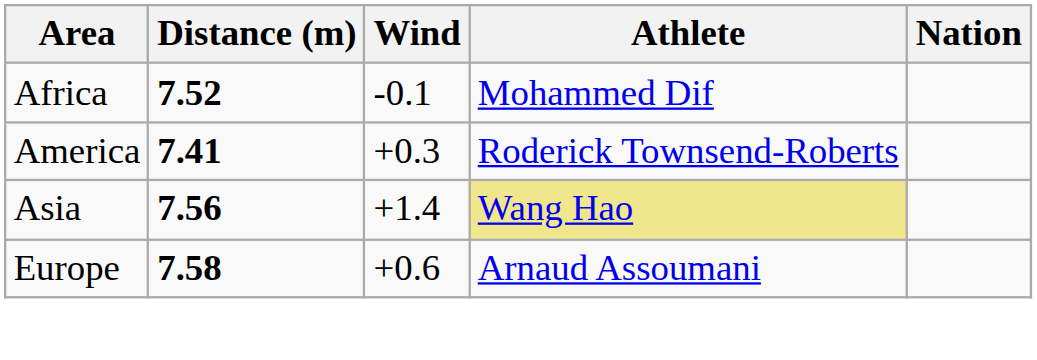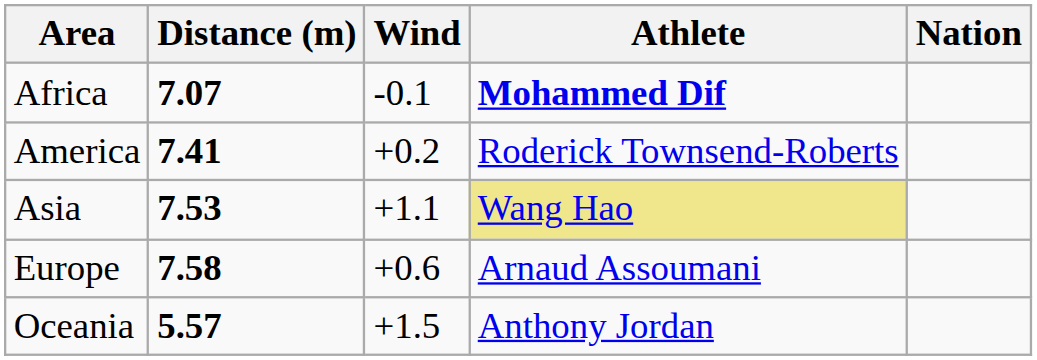(189, 92) 7.52 -> (189, 92) 7.07
(596, 92) normal -> (602, 92) bold
(407, 150) +0.3 -> (407, 150) +0.2
(189, 208) 7.56 -> (189, 208) 7.53
(407, 208) +1.4 -> (407, 208) +1.1
+ row: (74, 325)
